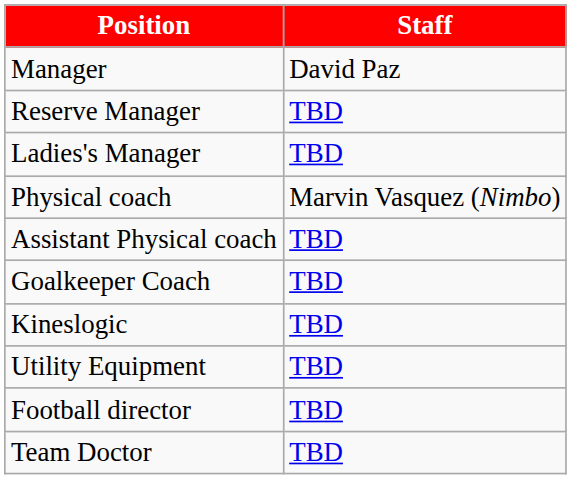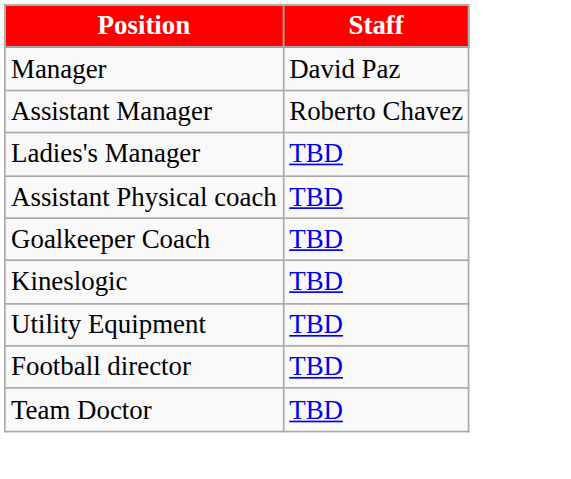+ row: (111, 111)
- row: (105, 111)
- row: (91, 196)
